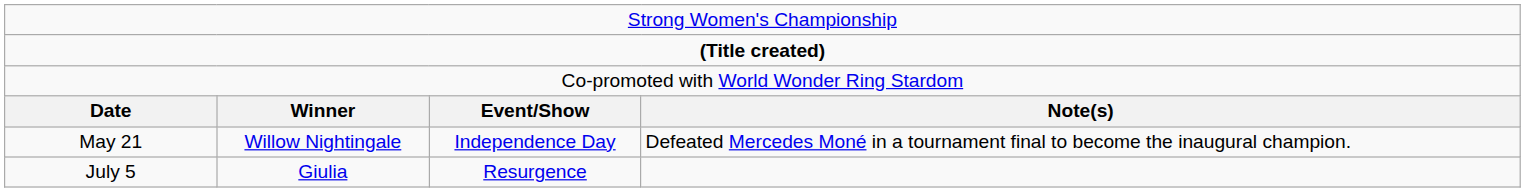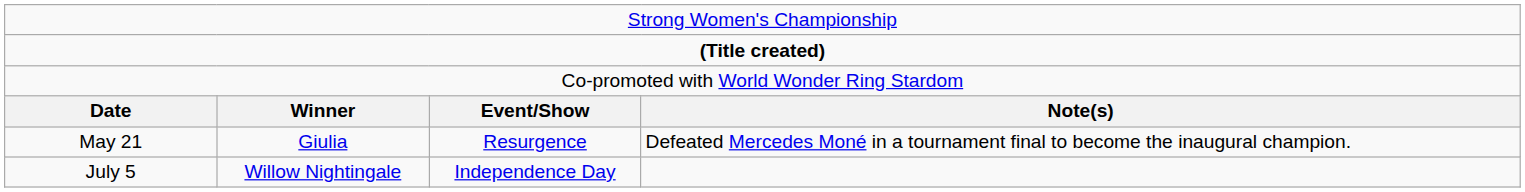(323, 141) Willow Nightingale -> (323, 141) Giulia
(535, 141) Independence Day -> (535, 141) Resurgence
(323, 171) Giulia -> (323, 171) Willow Nightingale
(535, 171) Resurgence -> (535, 171) Independence Day
